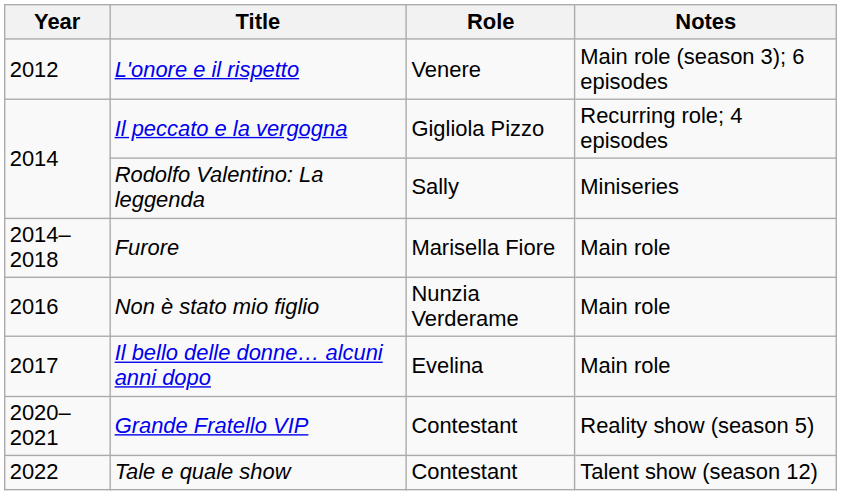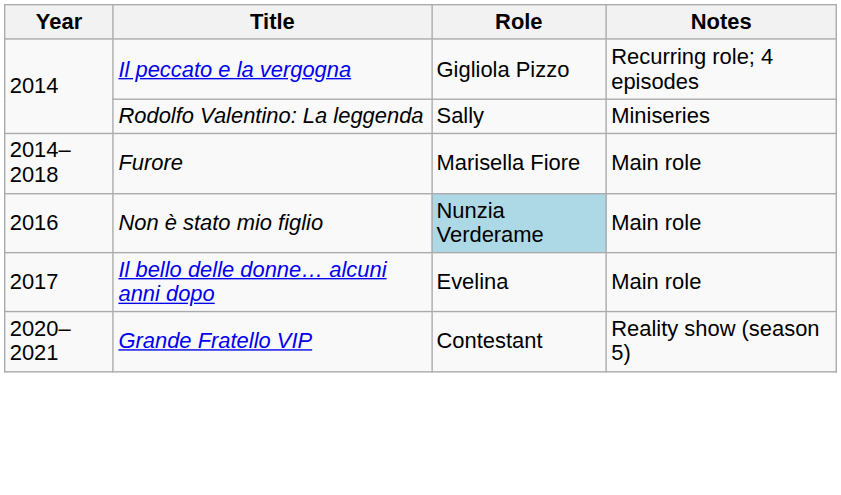- row: (207, 68)
(465, 306) no background -> (490, 222) lightblue background
- row: (203, 472)
